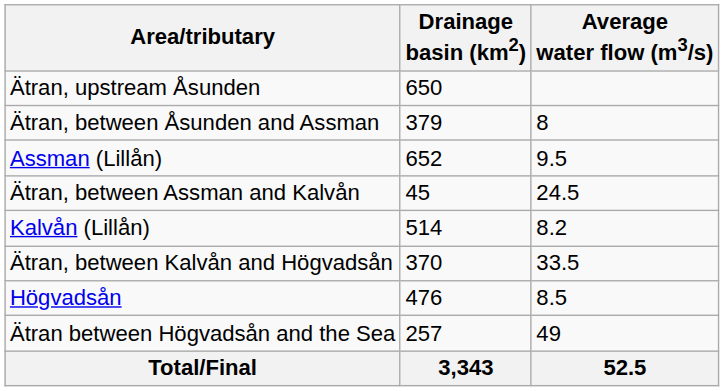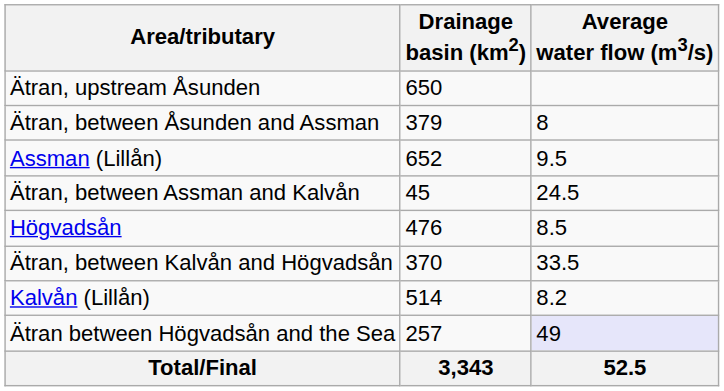rows swapped: (80, 227) <-> (66, 298)
(549, 333) no background -> (549, 333) lavender background
